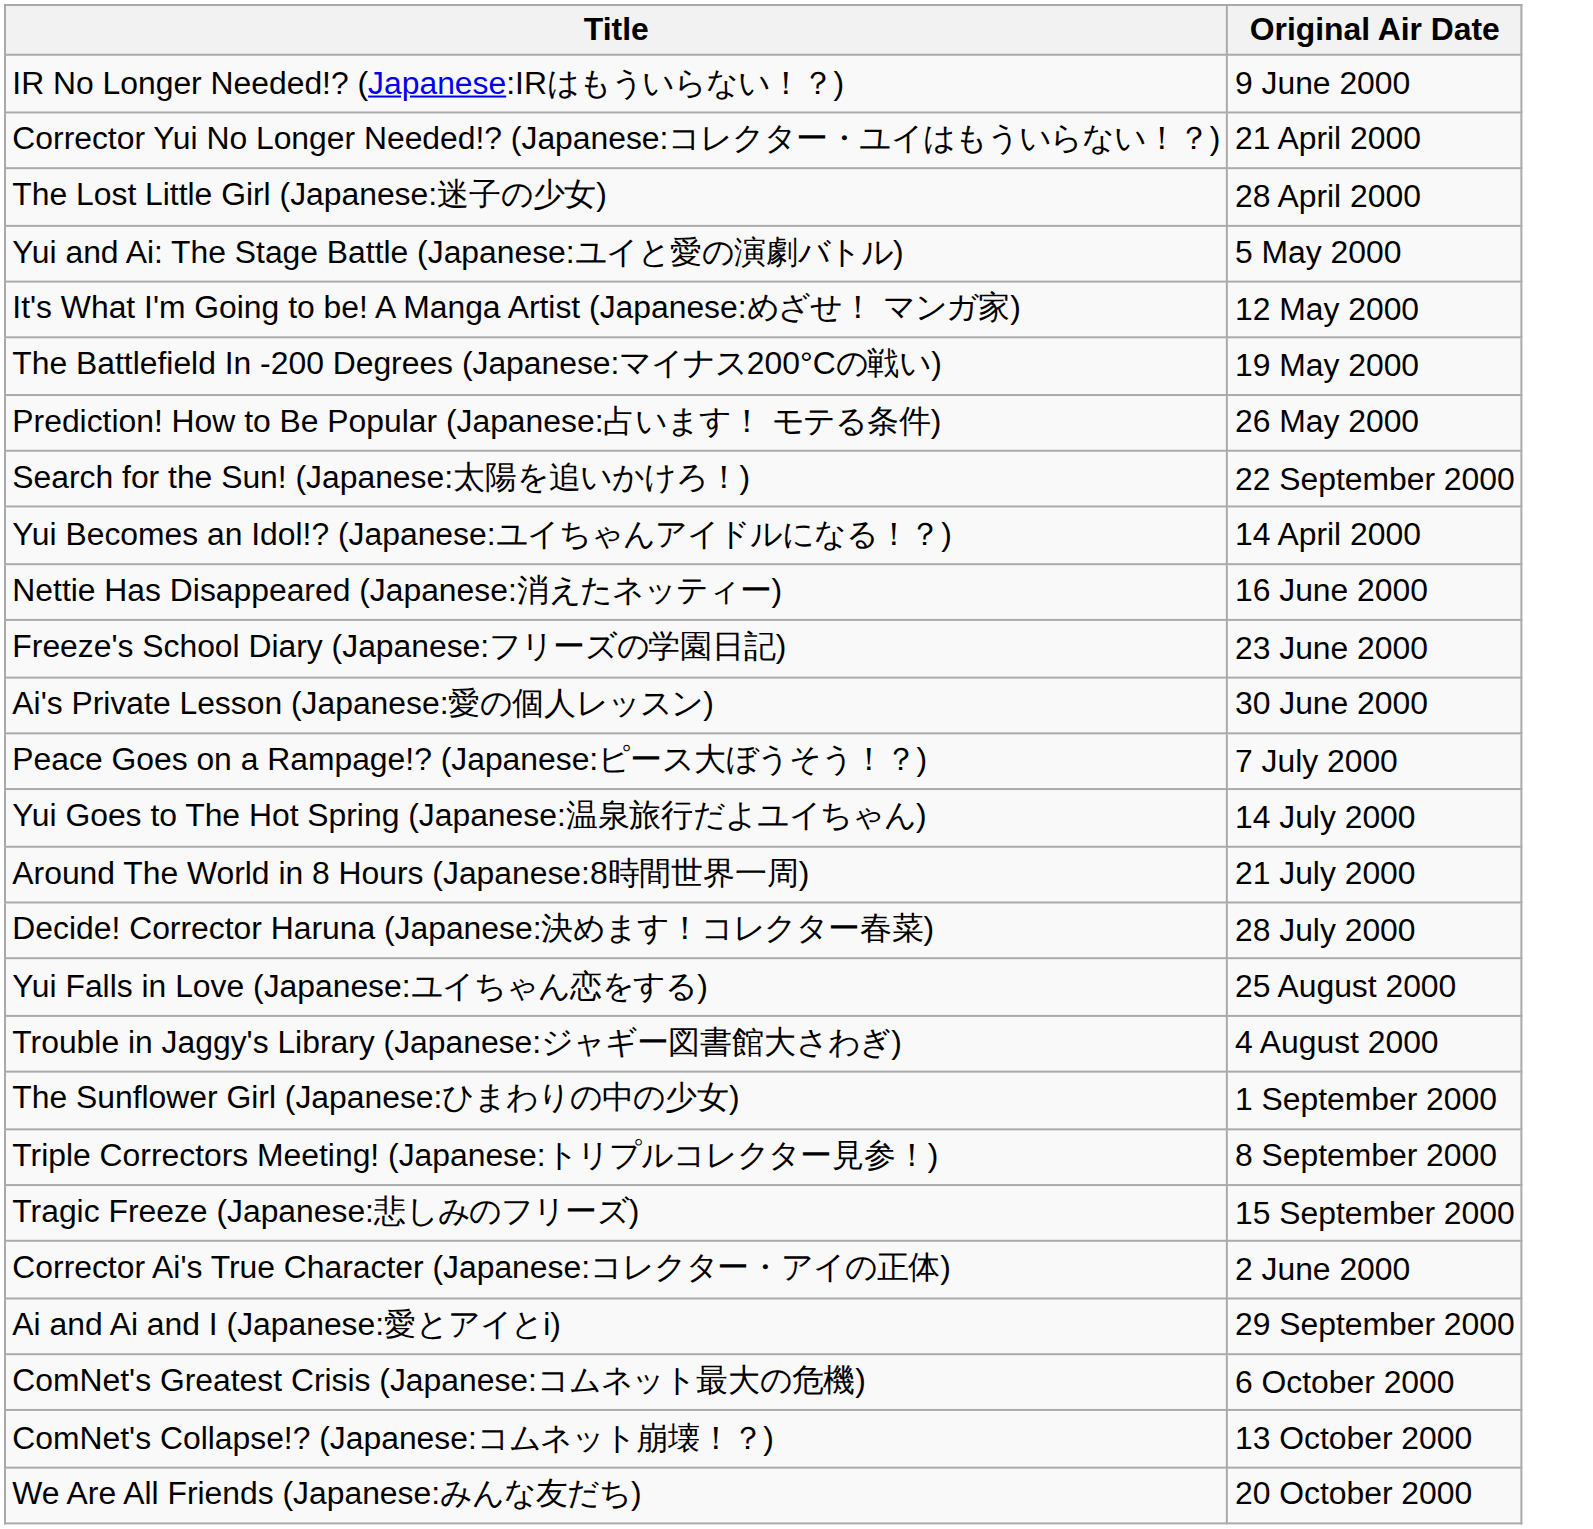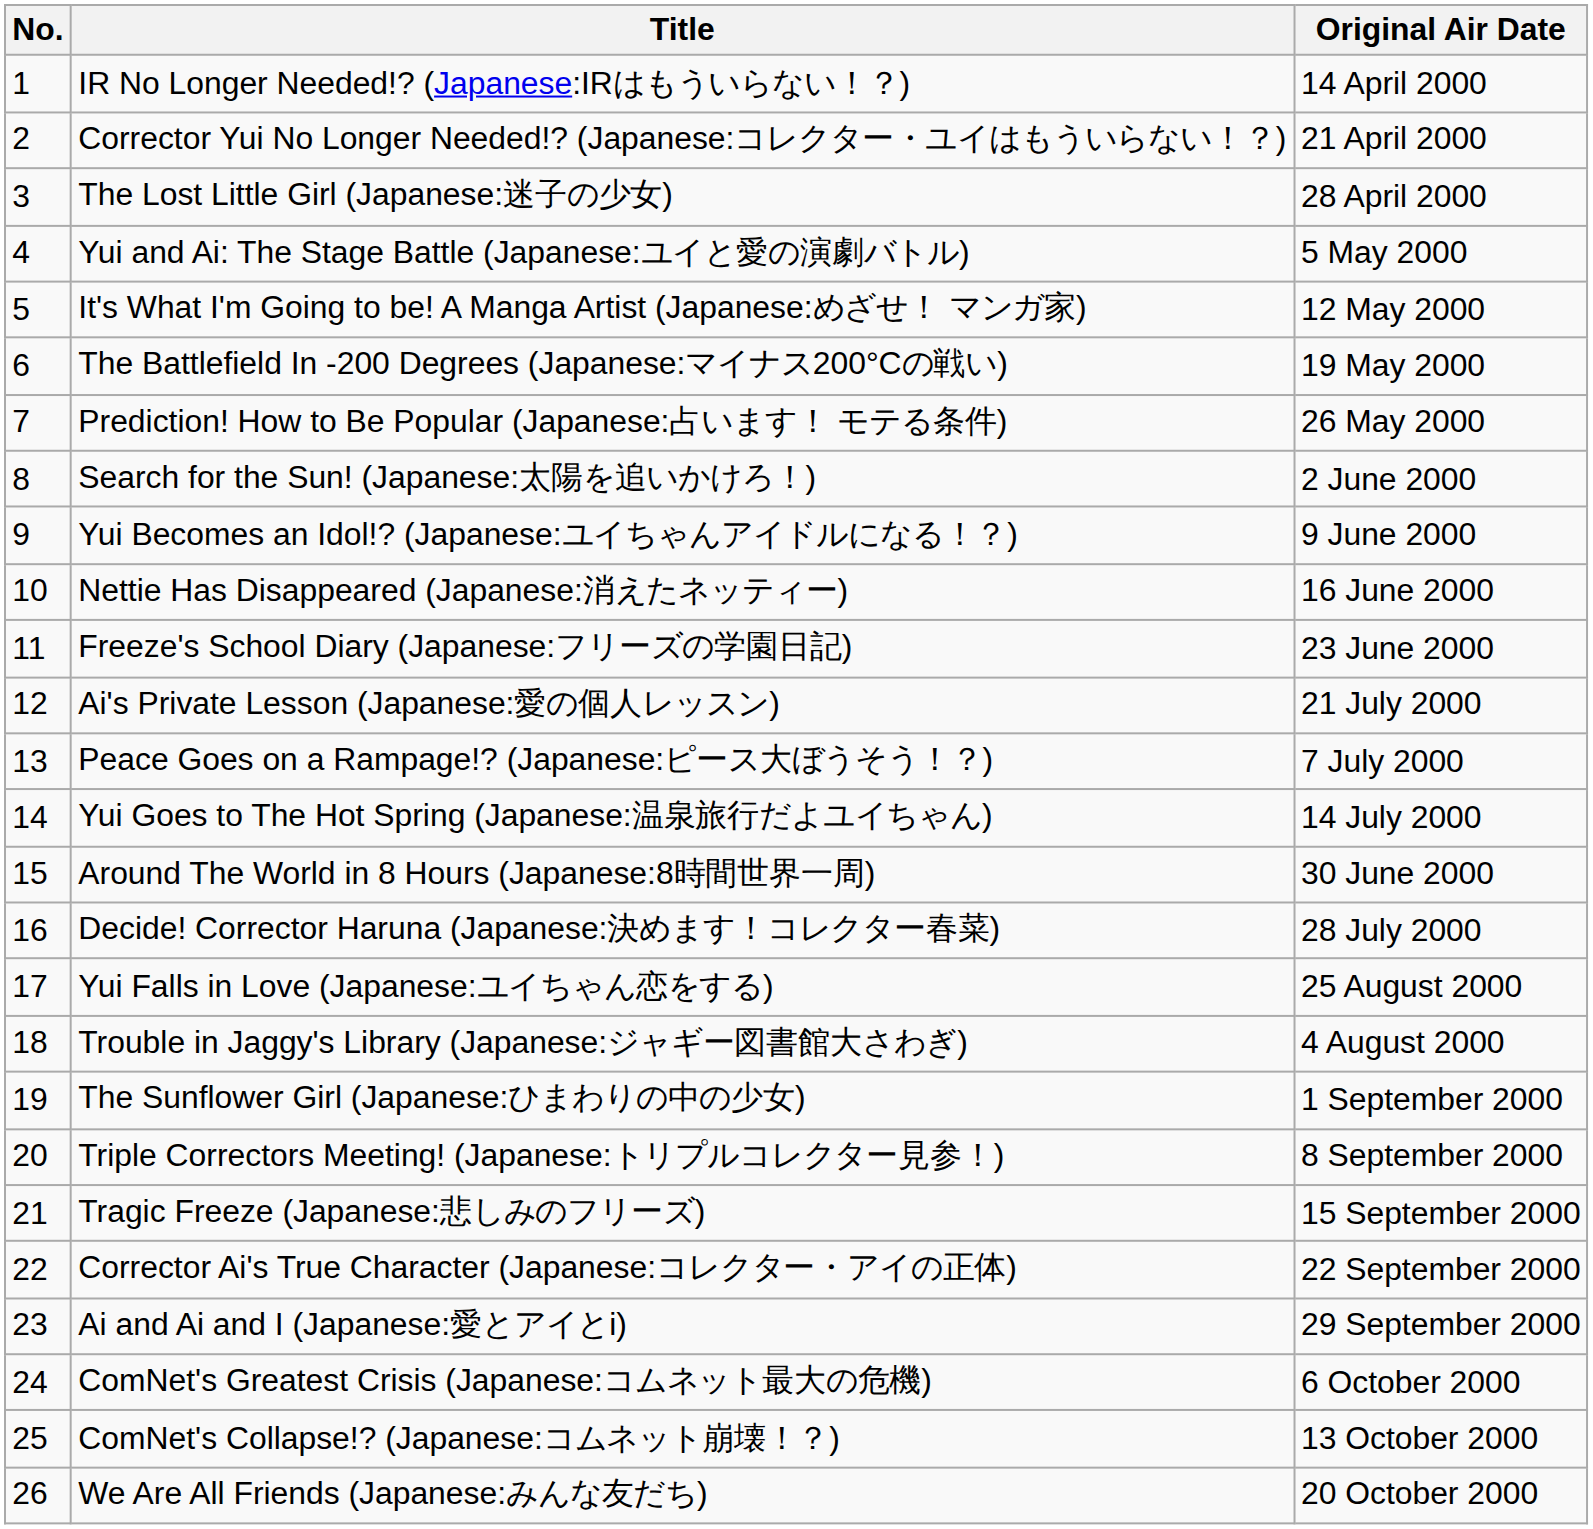+ column: (38, 29)
(1323, 83) 9 June 2000 -> (1394, 83) 14 April 2000
(1375, 478) 22 September 2000 -> (1389, 478) 2 June 2000
(1328, 534) 14 April 2000 -> (1389, 534) 9 June 2000
(1331, 704) 30 June 2000 -> (1391, 704) 21 July 2000
(1325, 873) 21 July 2000 -> (1397, 873) 30 June 2000
(1323, 1269) 2 June 2000 -> (1441, 1269) 22 September 2000
